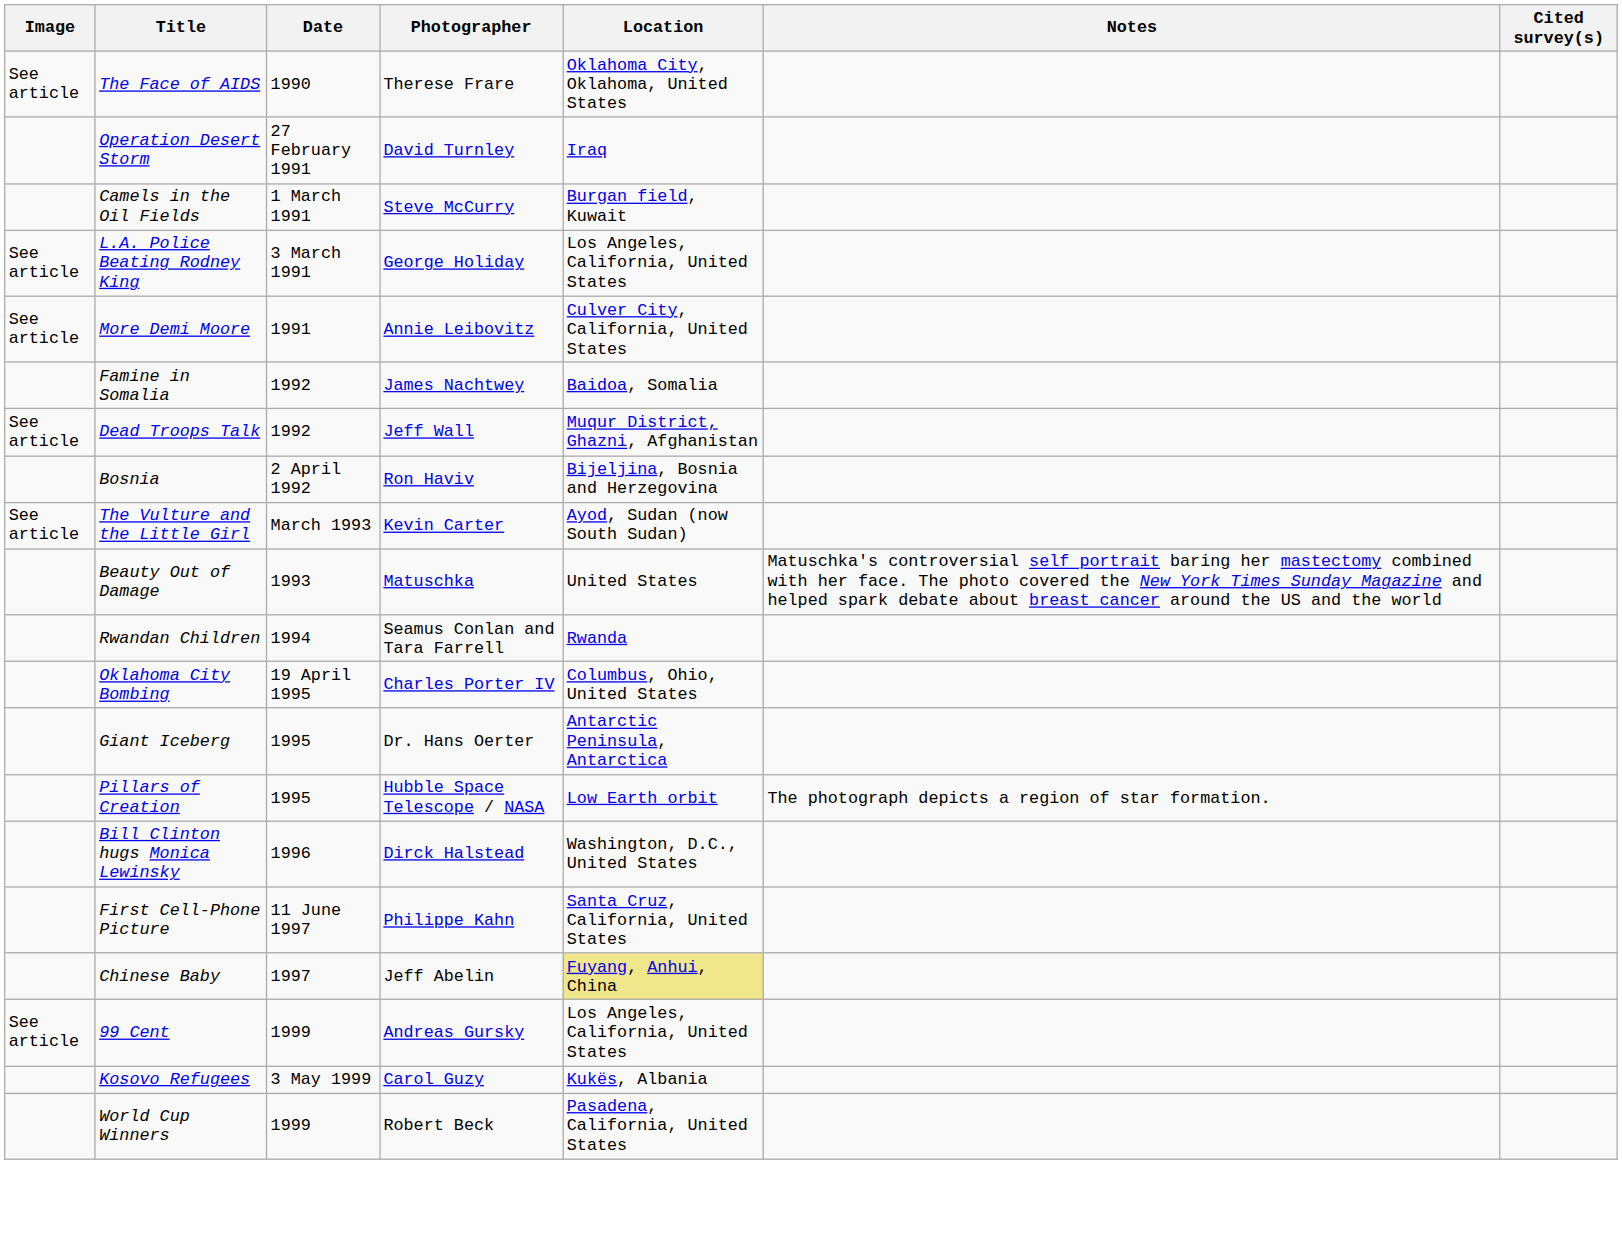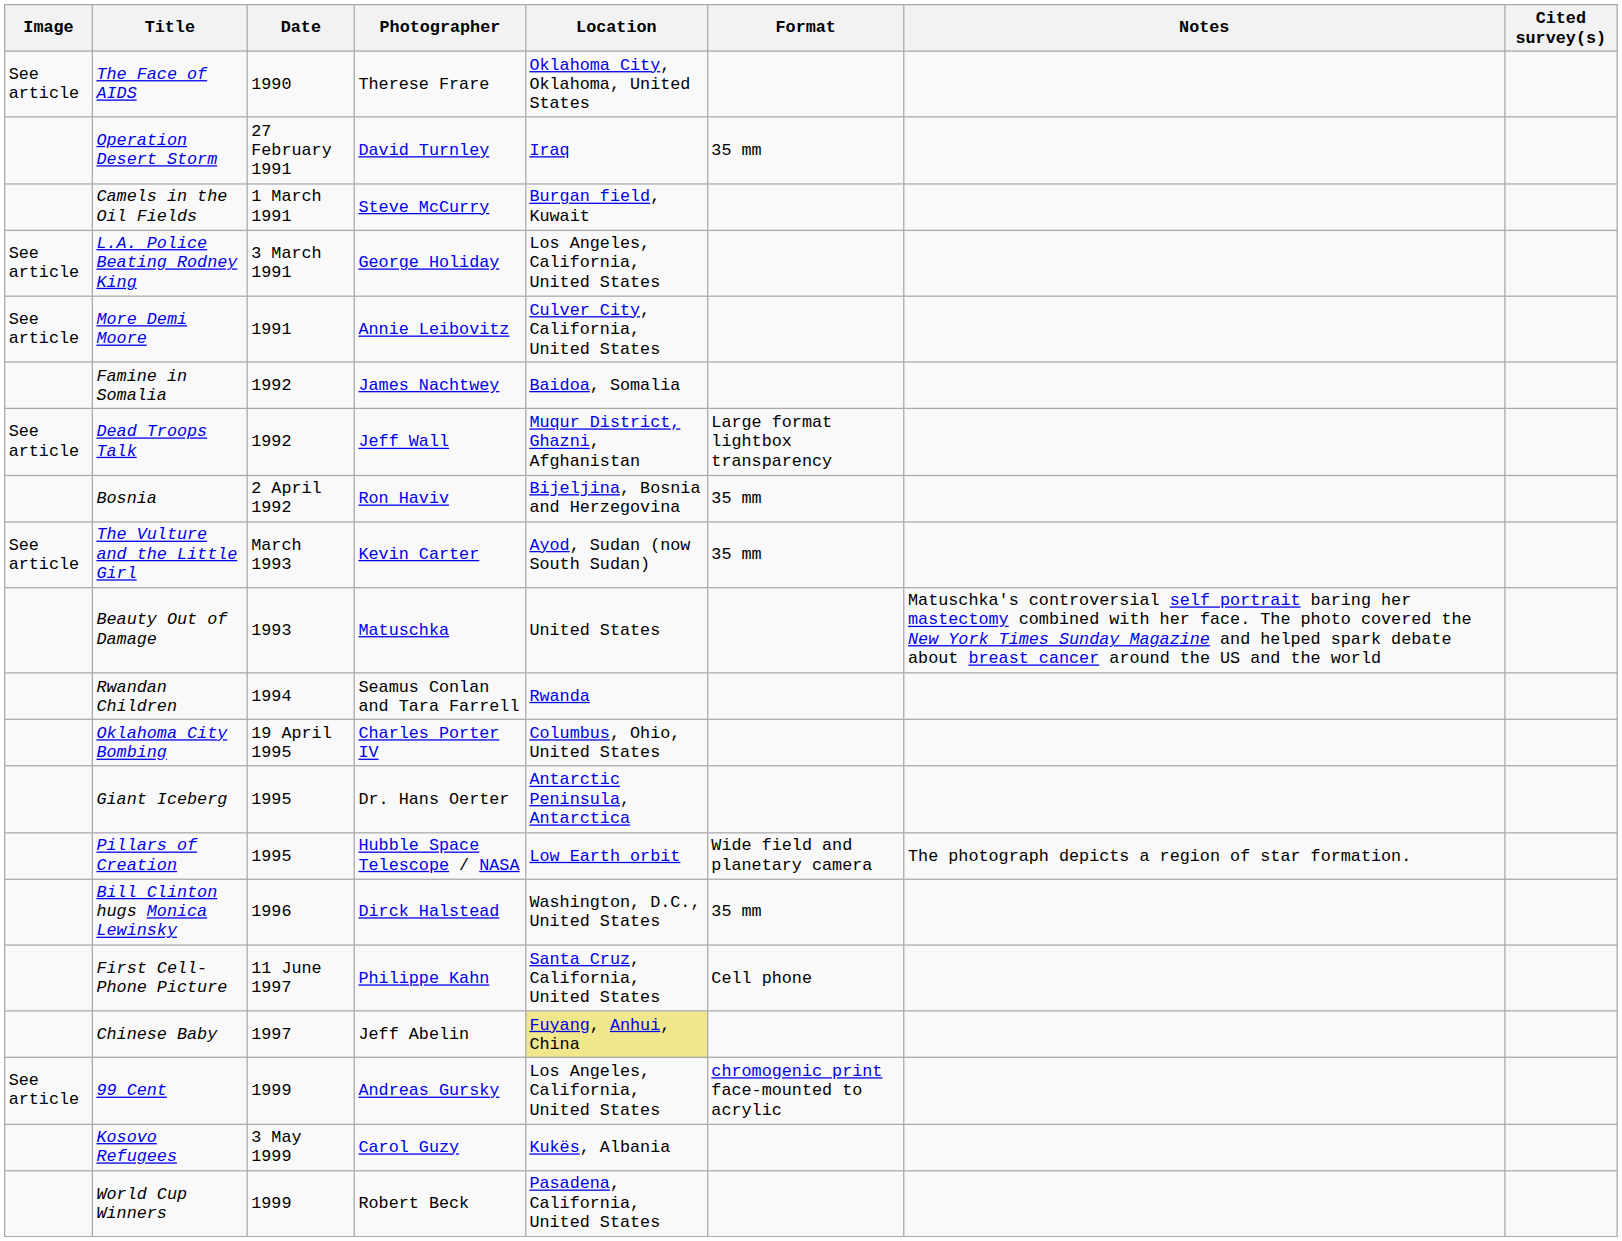+ column: (806, 28)
